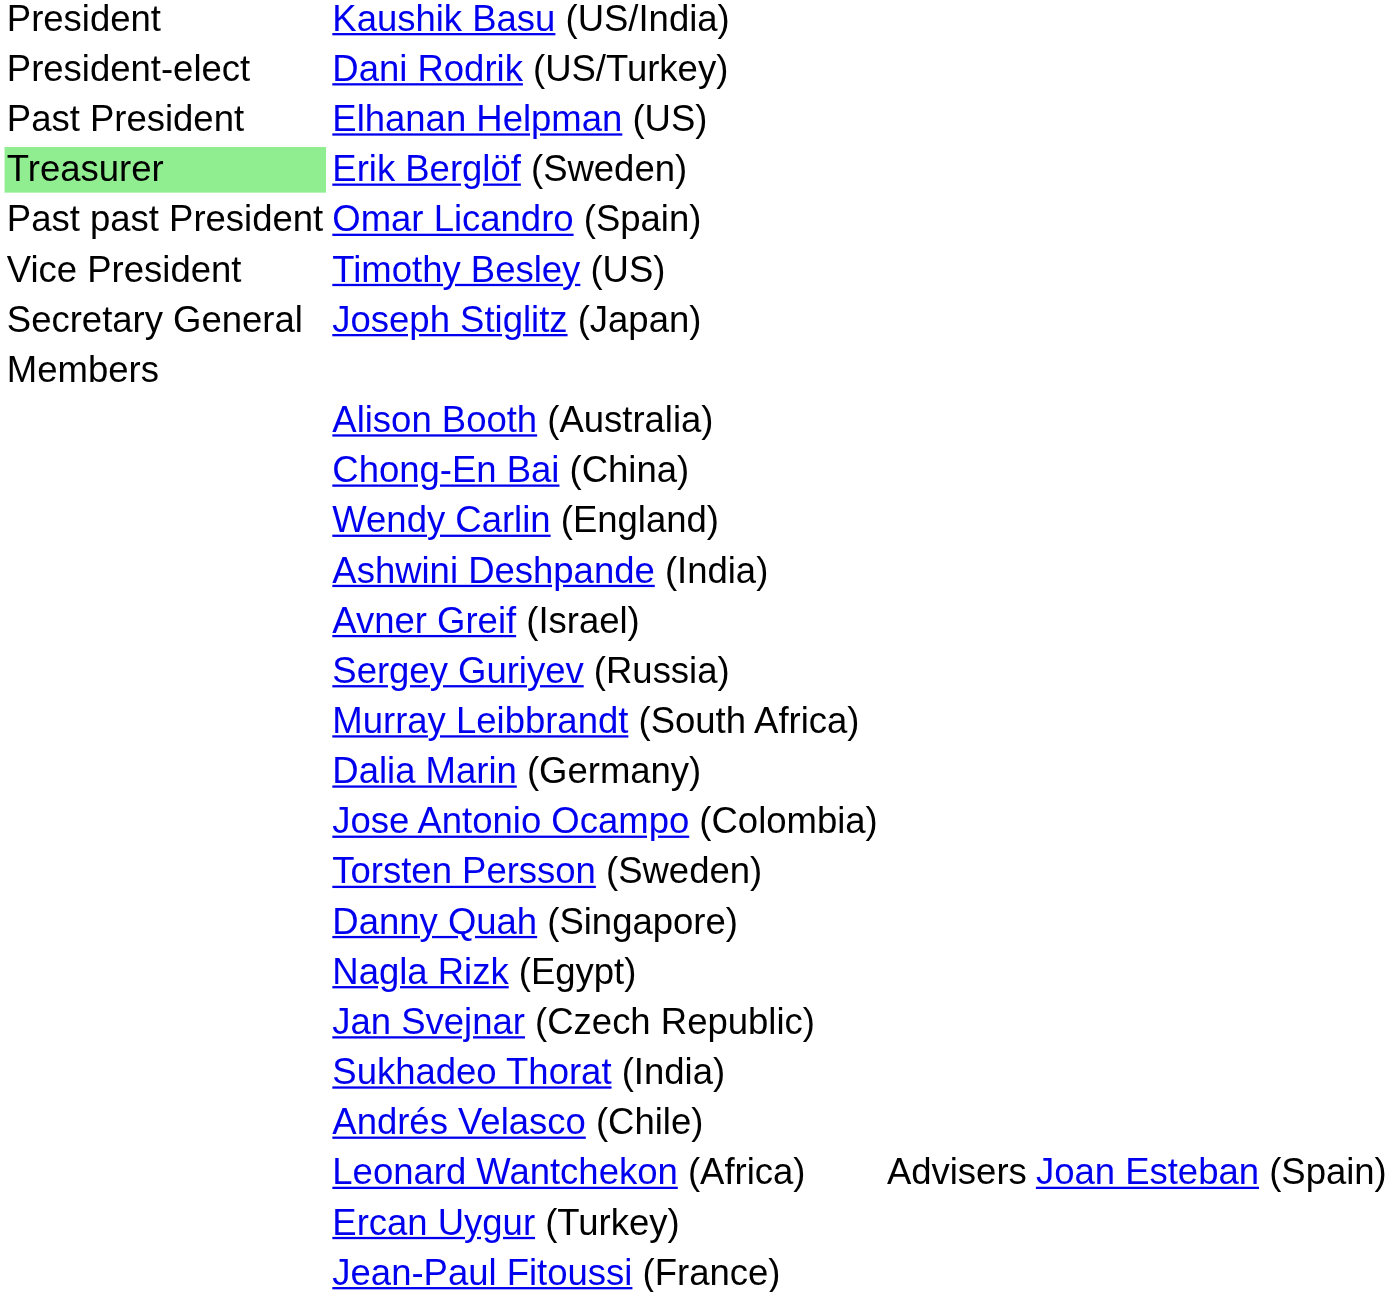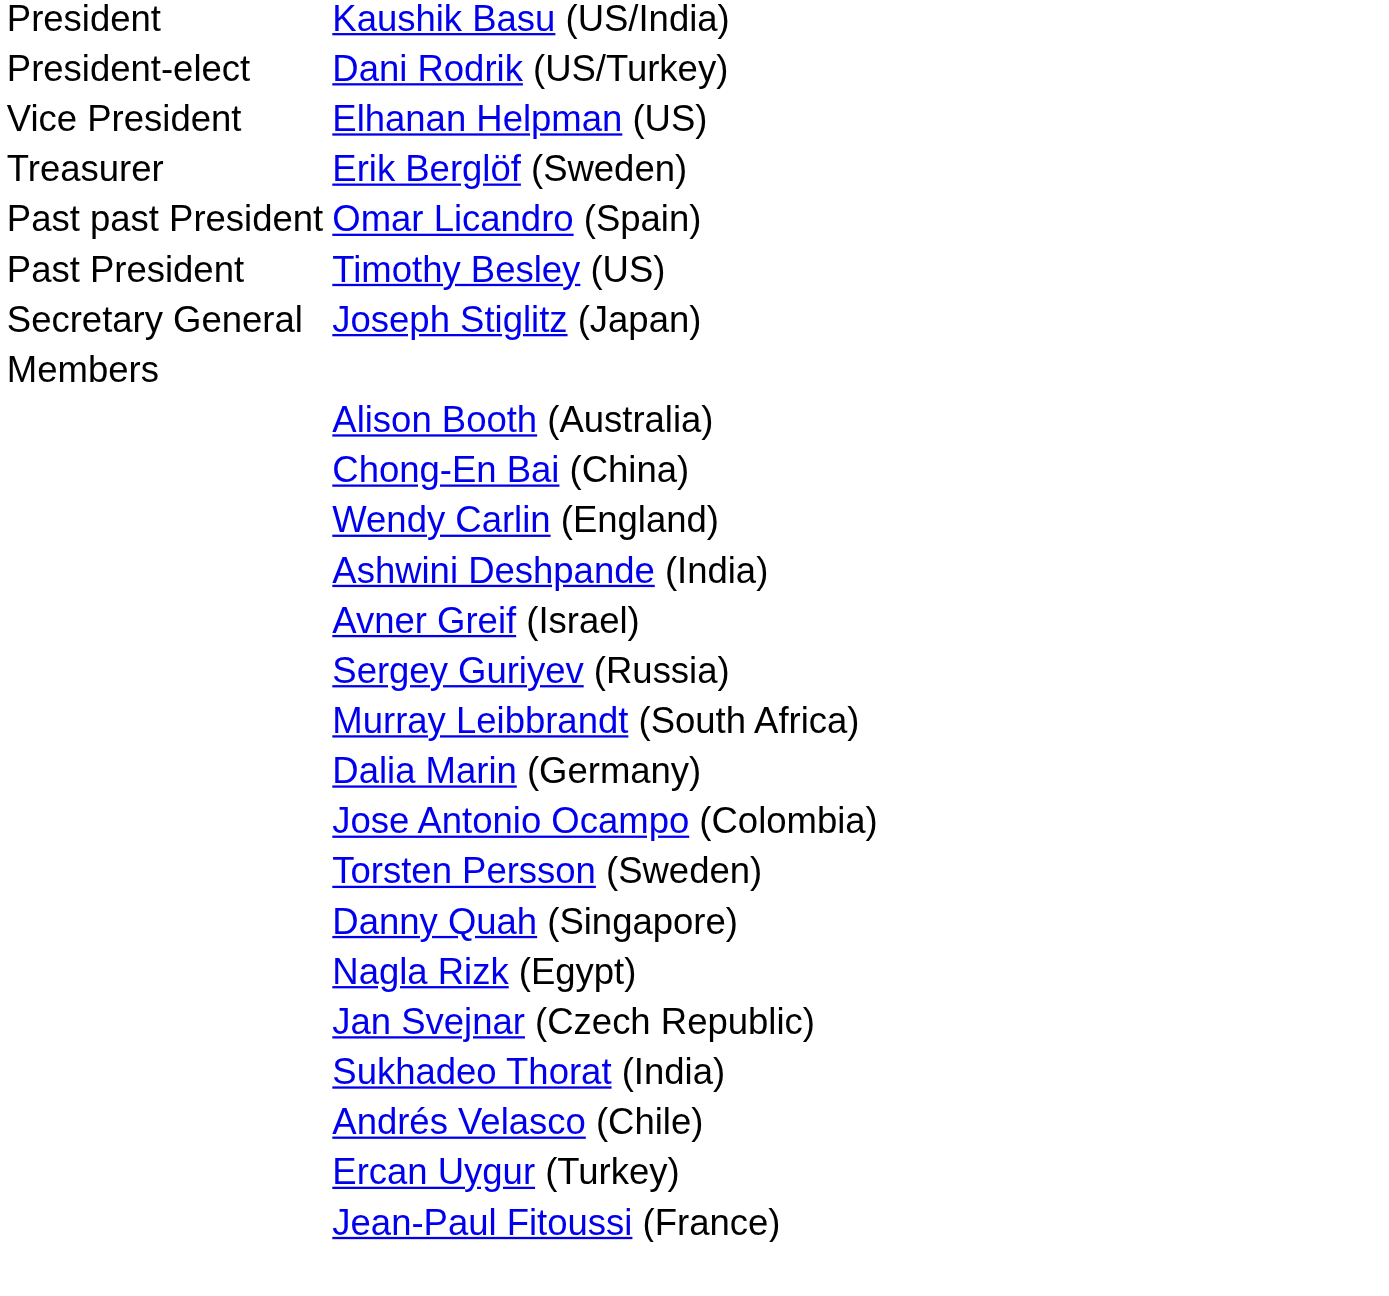(125, 119) Past President -> (124, 119) Vice President
(85, 169) lightgreen background -> (85, 169) no background
(124, 269) Vice President -> (125, 269) Past President
- row: (569, 1172)
